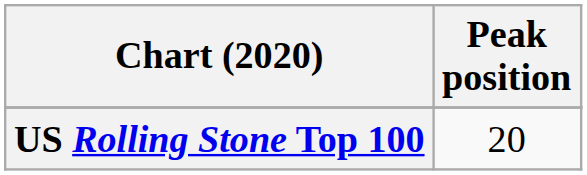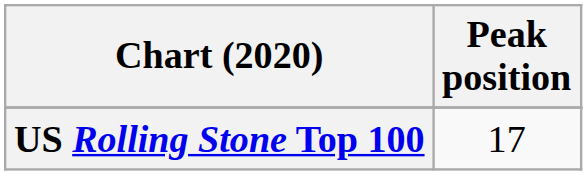(507, 137) 20 -> (507, 137) 17
